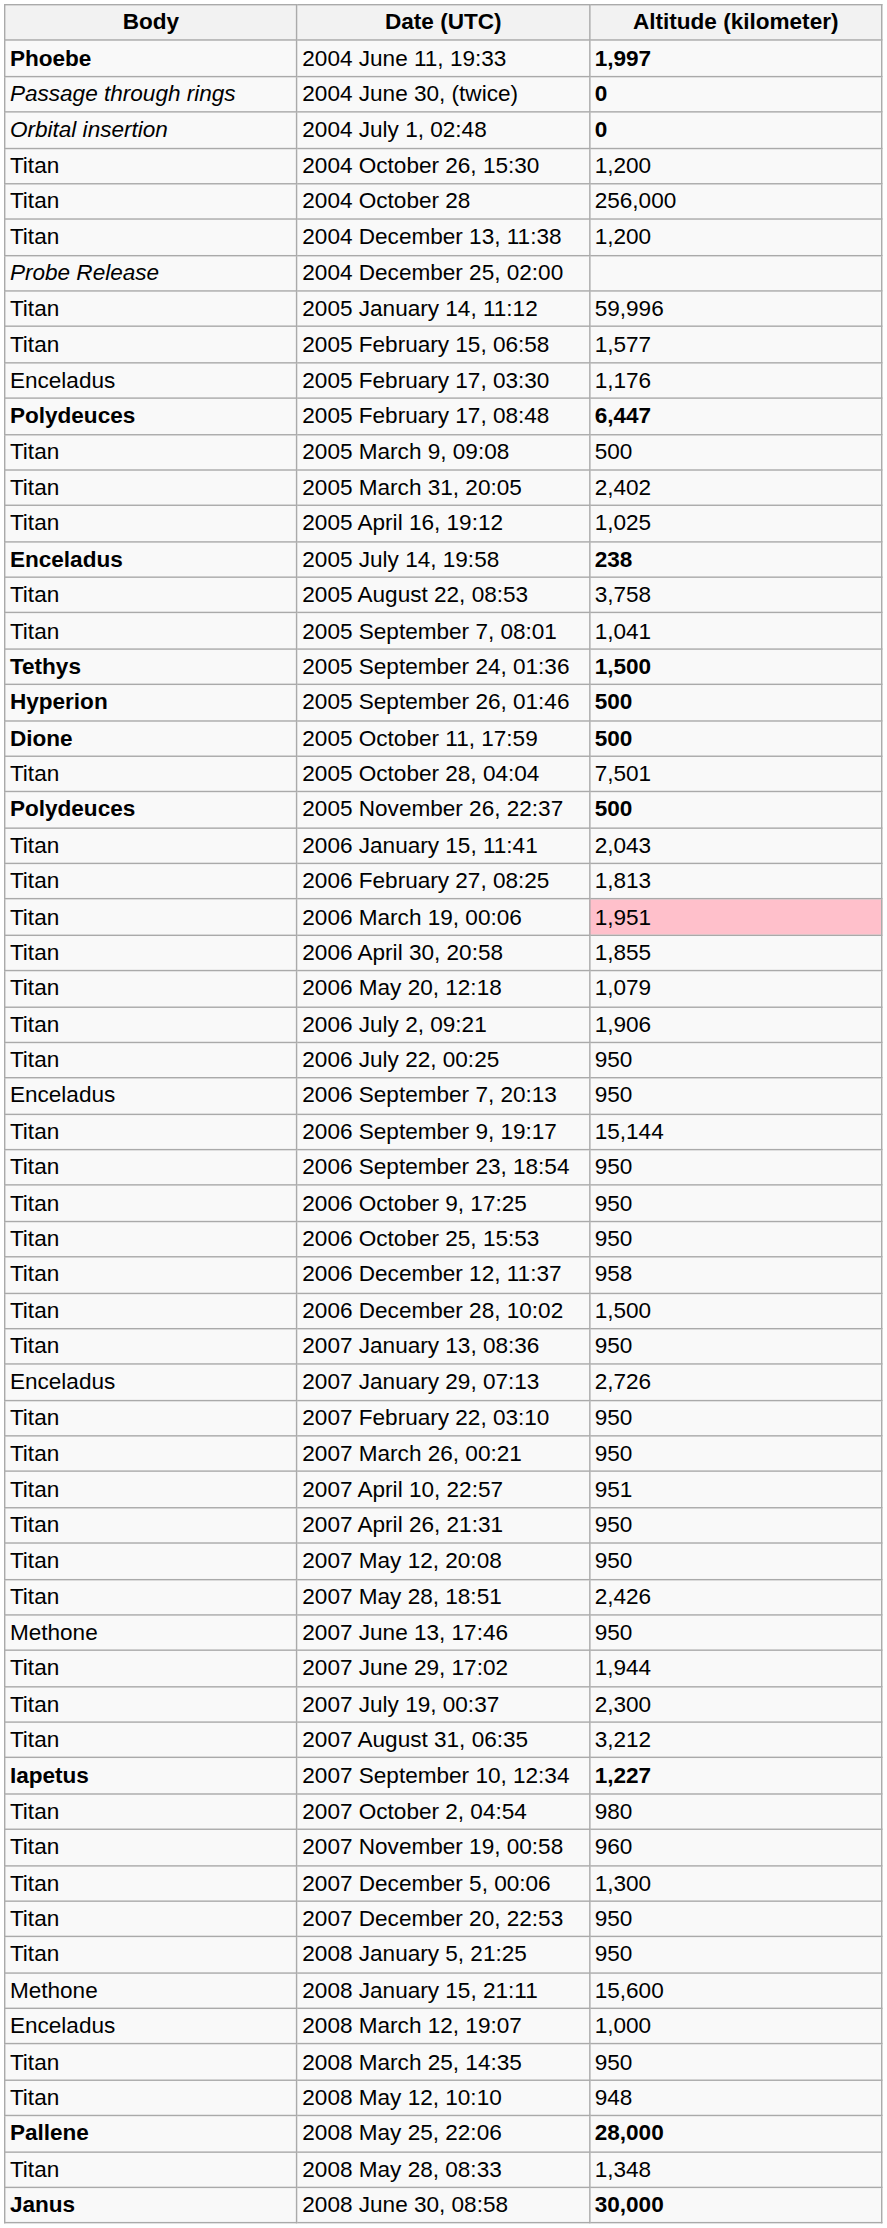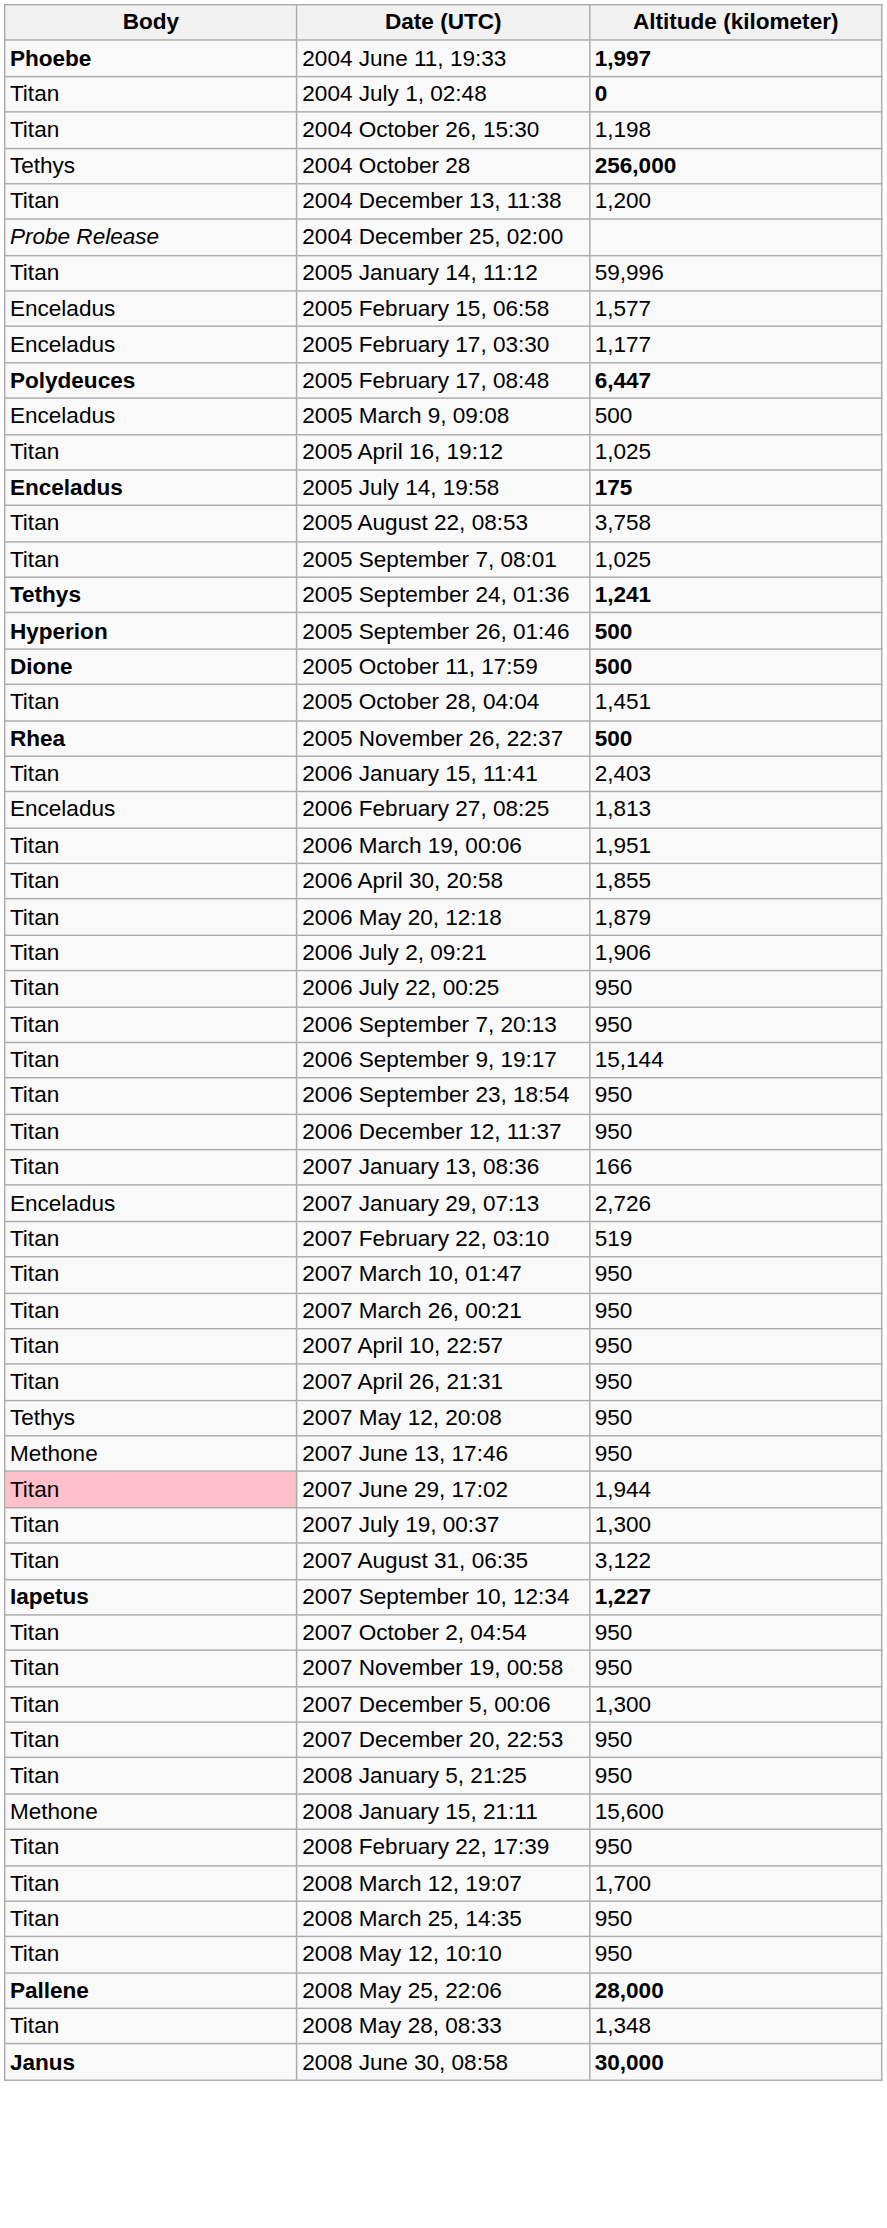- row: (410, 93)
(89, 129) Orbital insertion -> (35, 93) Titan
(623, 165) 1,200 -> (623, 129) 1,198
(35, 201) Titan -> (43, 165) Tethys
(635, 201) normal -> (635, 165) bold
(35, 344) Titan -> (63, 308) Enceladus
(623, 380) 1,176 -> (623, 344) 1,177
(35, 451) Titan -> (63, 415) Enceladus
- row: (412, 487)
(614, 559) 238 -> (614, 487) 175
(623, 630) 1,041 -> (623, 559) 1,025
(623, 666) 1,500 -> (623, 594) 1,241
(623, 773) 7,501 -> (623, 702) 1,451
(73, 809) Polydeuces -> (37, 737) Rhea
(623, 845) 2,043 -> (623, 773) 2,403
(35, 881) Titan -> (63, 809) Enceladus
(623, 916) pink background -> (623, 845) no background
(623, 988) 1,079 -> (623, 916) 1,879
(63, 1095) Enceladus -> (35, 1024) Titan
- row: (415, 1203)
- row: (421, 1238)
(614, 1274) 958 -> (614, 1131) 950
- row: (433, 1310)
(614, 1346) 950 -> (614, 1167) 166
(614, 1417) 950 -> (614, 1238) 519
+ row: (412, 1274)
(614, 1489) 951 -> (614, 1346) 950
(35, 1560) Titan -> (43, 1417) Tethys
- row: (402, 1596)
(35, 1668) no background -> (35, 1489) pink background
(623, 1703) 2,300 -> (623, 1525) 1,300
(623, 1739) 3,212 -> (623, 1560) 3,122
(614, 1811) 980 -> (614, 1632) 950
(614, 1847) 960 -> (614, 1668) 950
+ row: (426, 1847)
(63, 2025) Enceladus -> (35, 1882) Titan
(623, 2025) 1,000 -> (623, 1882) 1,700
(614, 2097) 948 -> (614, 1954) 950
